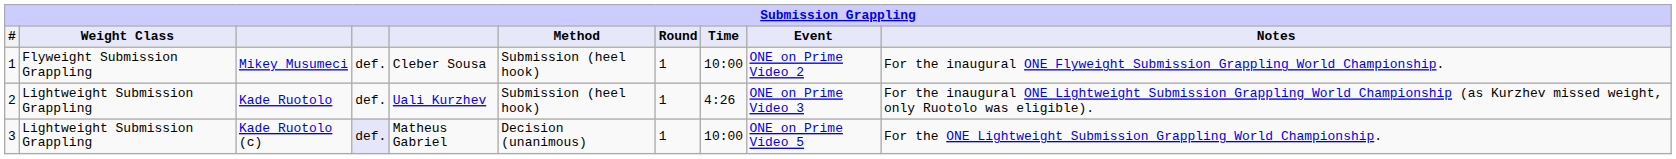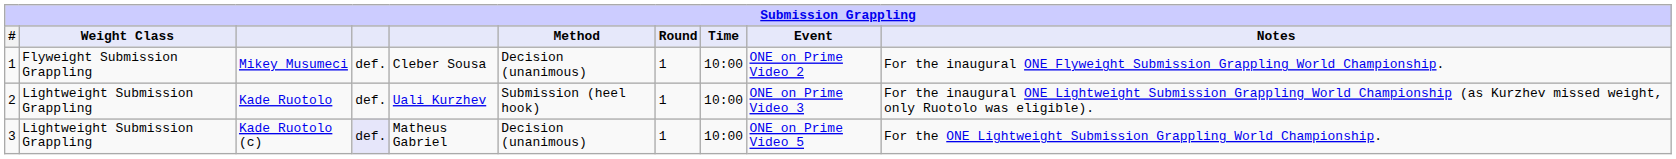(564, 65) Submission (heel hook) -> (544, 65) Decision (unanimous)
(720, 100) 4:26 -> (724, 100) 10:00
